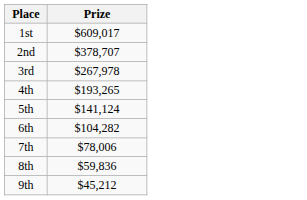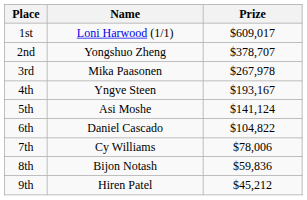+ column: (125, 14)
(97, 90) $193,265 -> (253, 90) $193,167
(97, 128) $104,282 -> (253, 128) $104,822
